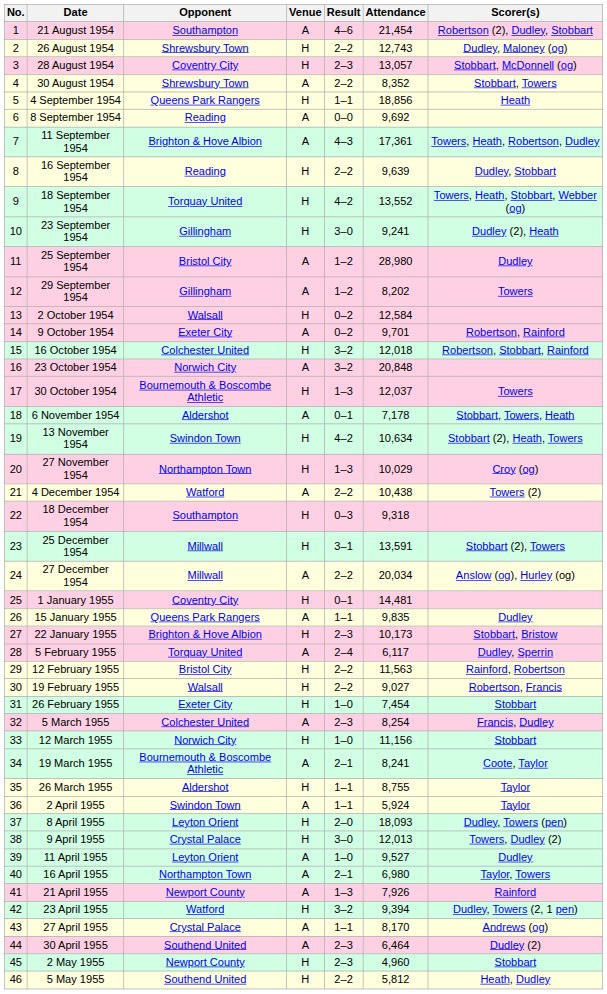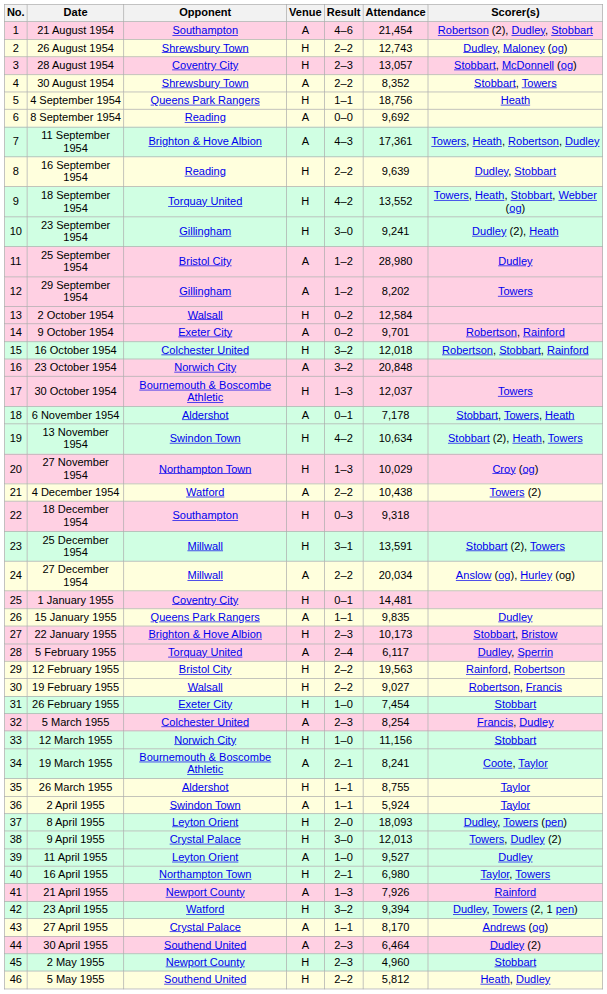(396, 100) 18,856 -> (396, 100) 18,756
(396, 670) 11,563 -> (396, 670) 19,563
(305, 875) A -> (305, 875) H
